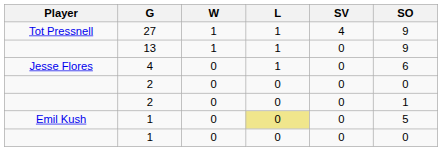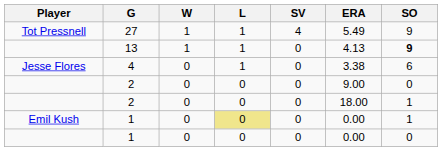+ column: (354, 13)
(405, 48) normal -> (409, 48) bold
(405, 119) 5 -> (409, 119) 1
